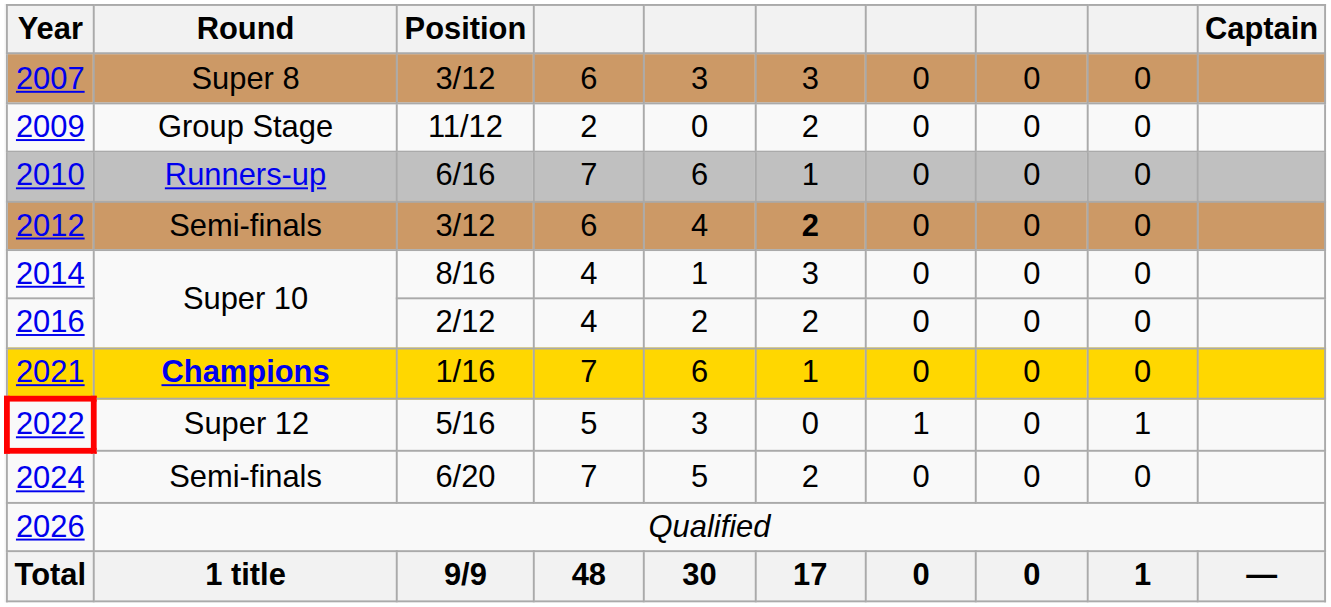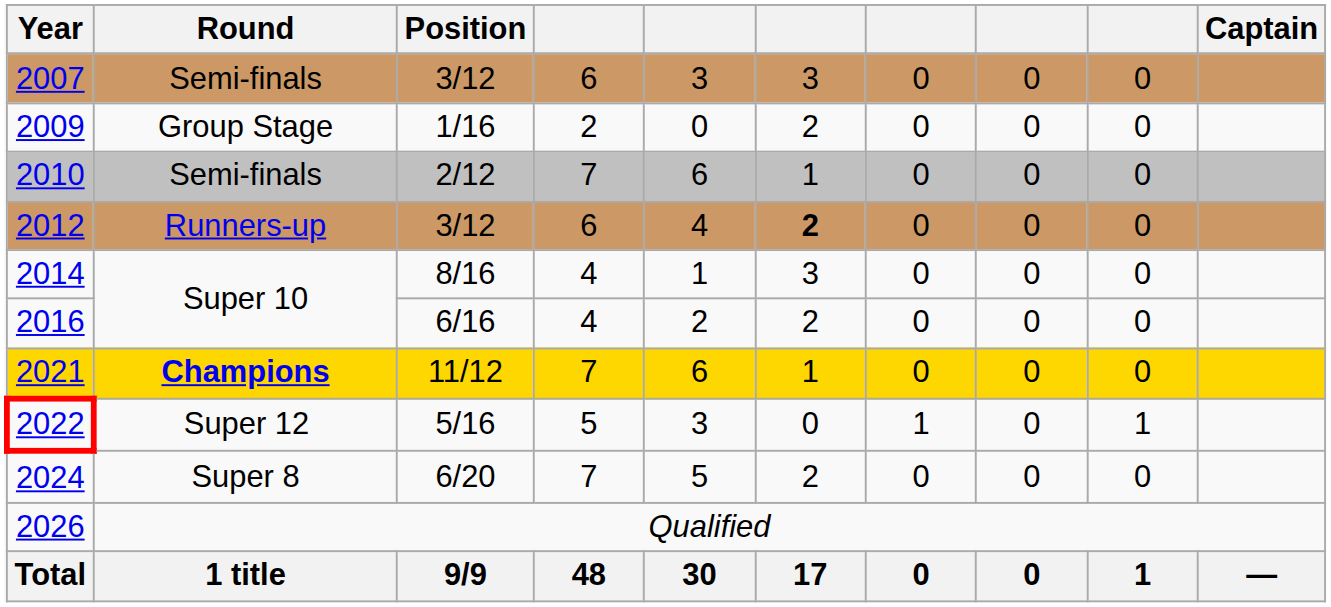(246, 77) Super 8 -> (246, 77) Semi-finals
(465, 126) 11/12 -> (465, 126) 1/16
(246, 175) Runners-up -> (246, 175) Semi-finals
(465, 175) 6/16 -> (465, 175) 2/12
(246, 224) Semi-finals -> (246, 224) Runners-up
(465, 322) 2/12 -> (465, 322) 6/16
(465, 372) 1/16 -> (465, 372) 11/12
(246, 476) Semi-finals -> (246, 476) Super 8
